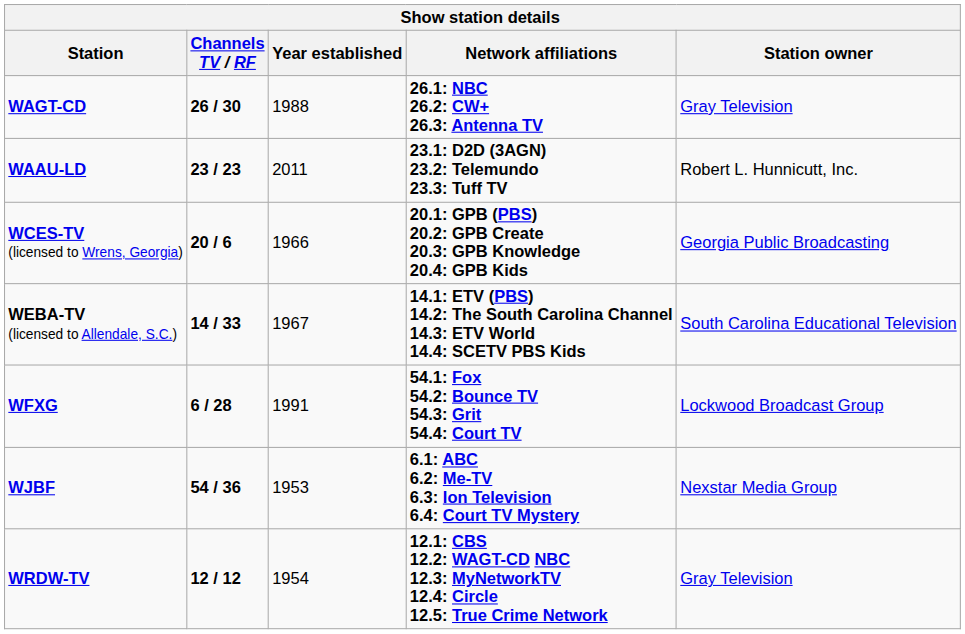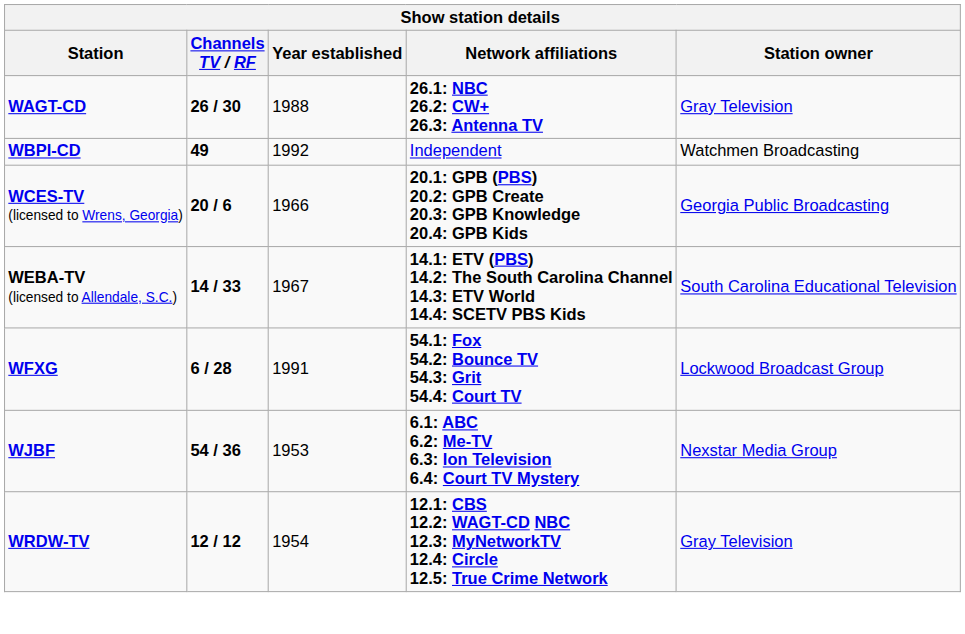- row: (47, 170)
+ row: (44, 151)
